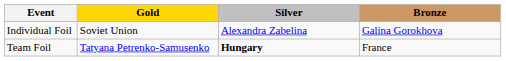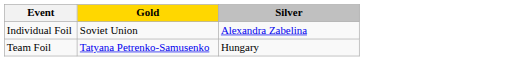- column: (430, 13)
(242, 47) bold -> (240, 47) normal
